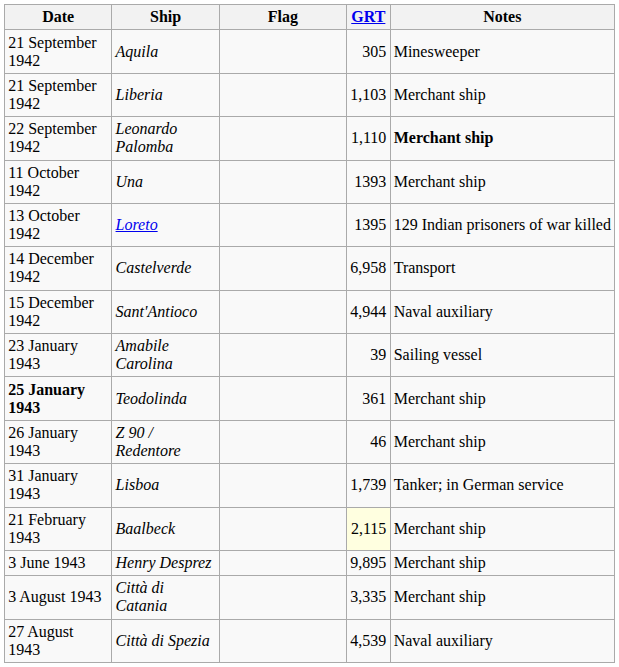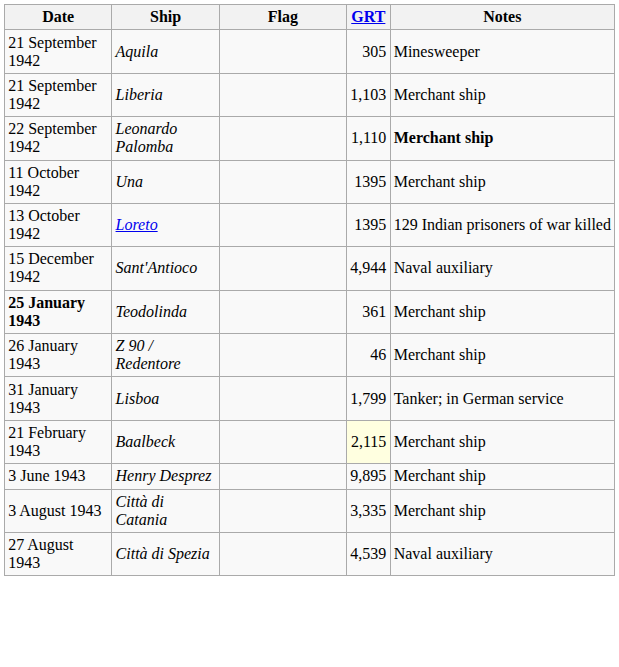(370, 181) 1393 -> (370, 181) 1395
- row: (153, 268)
- row: (144, 355)
(368, 485) 1,739 -> (368, 398) 1,799
